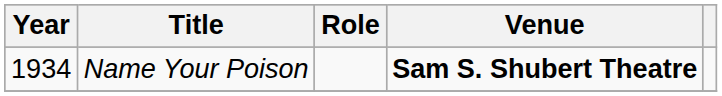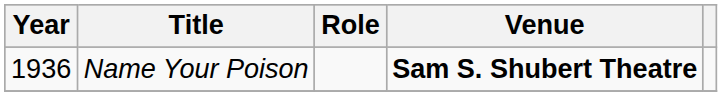(41, 68) 1934 -> (41, 68) 1936
